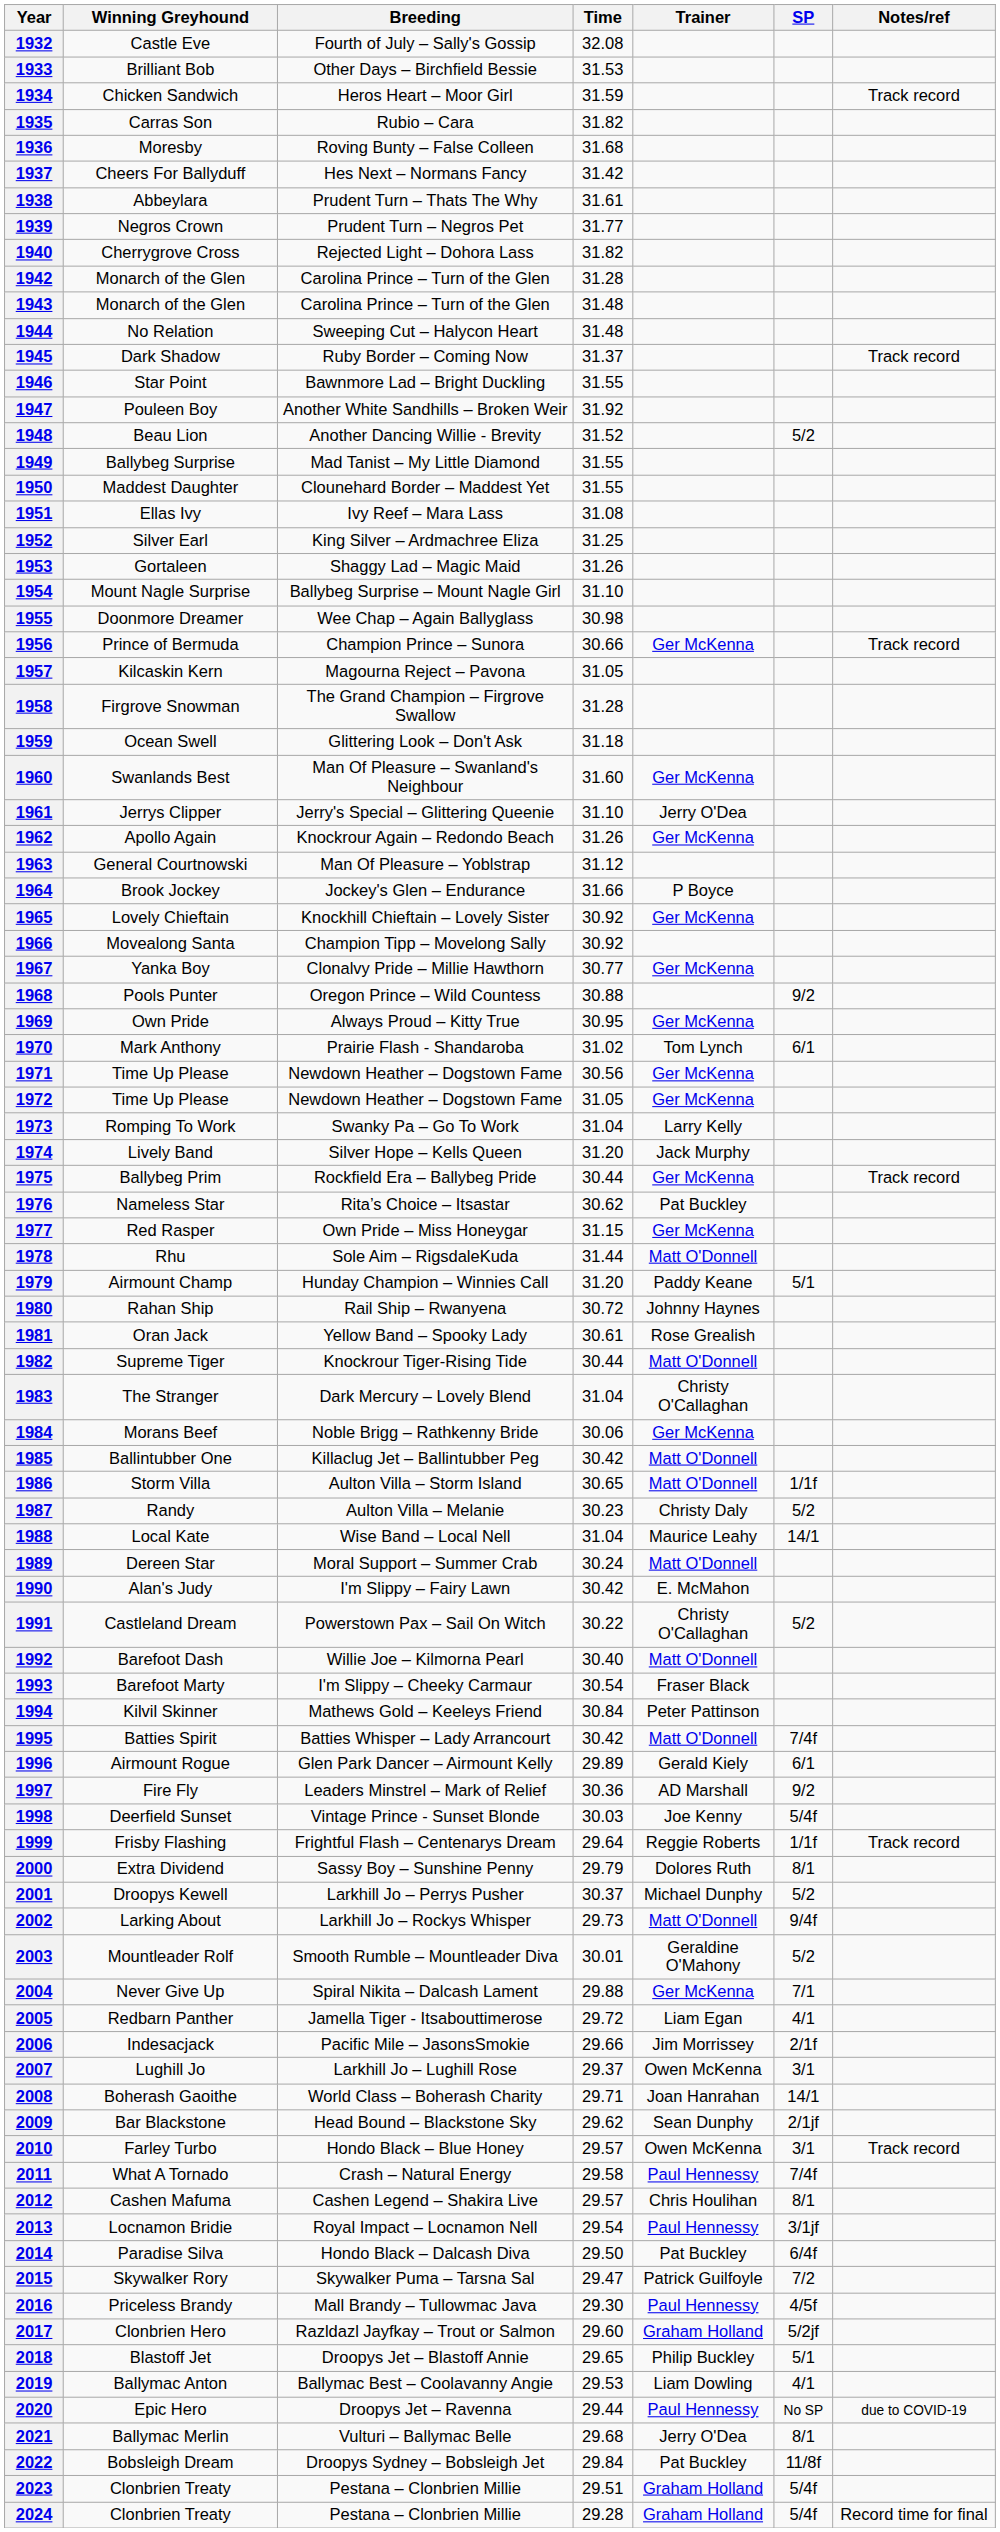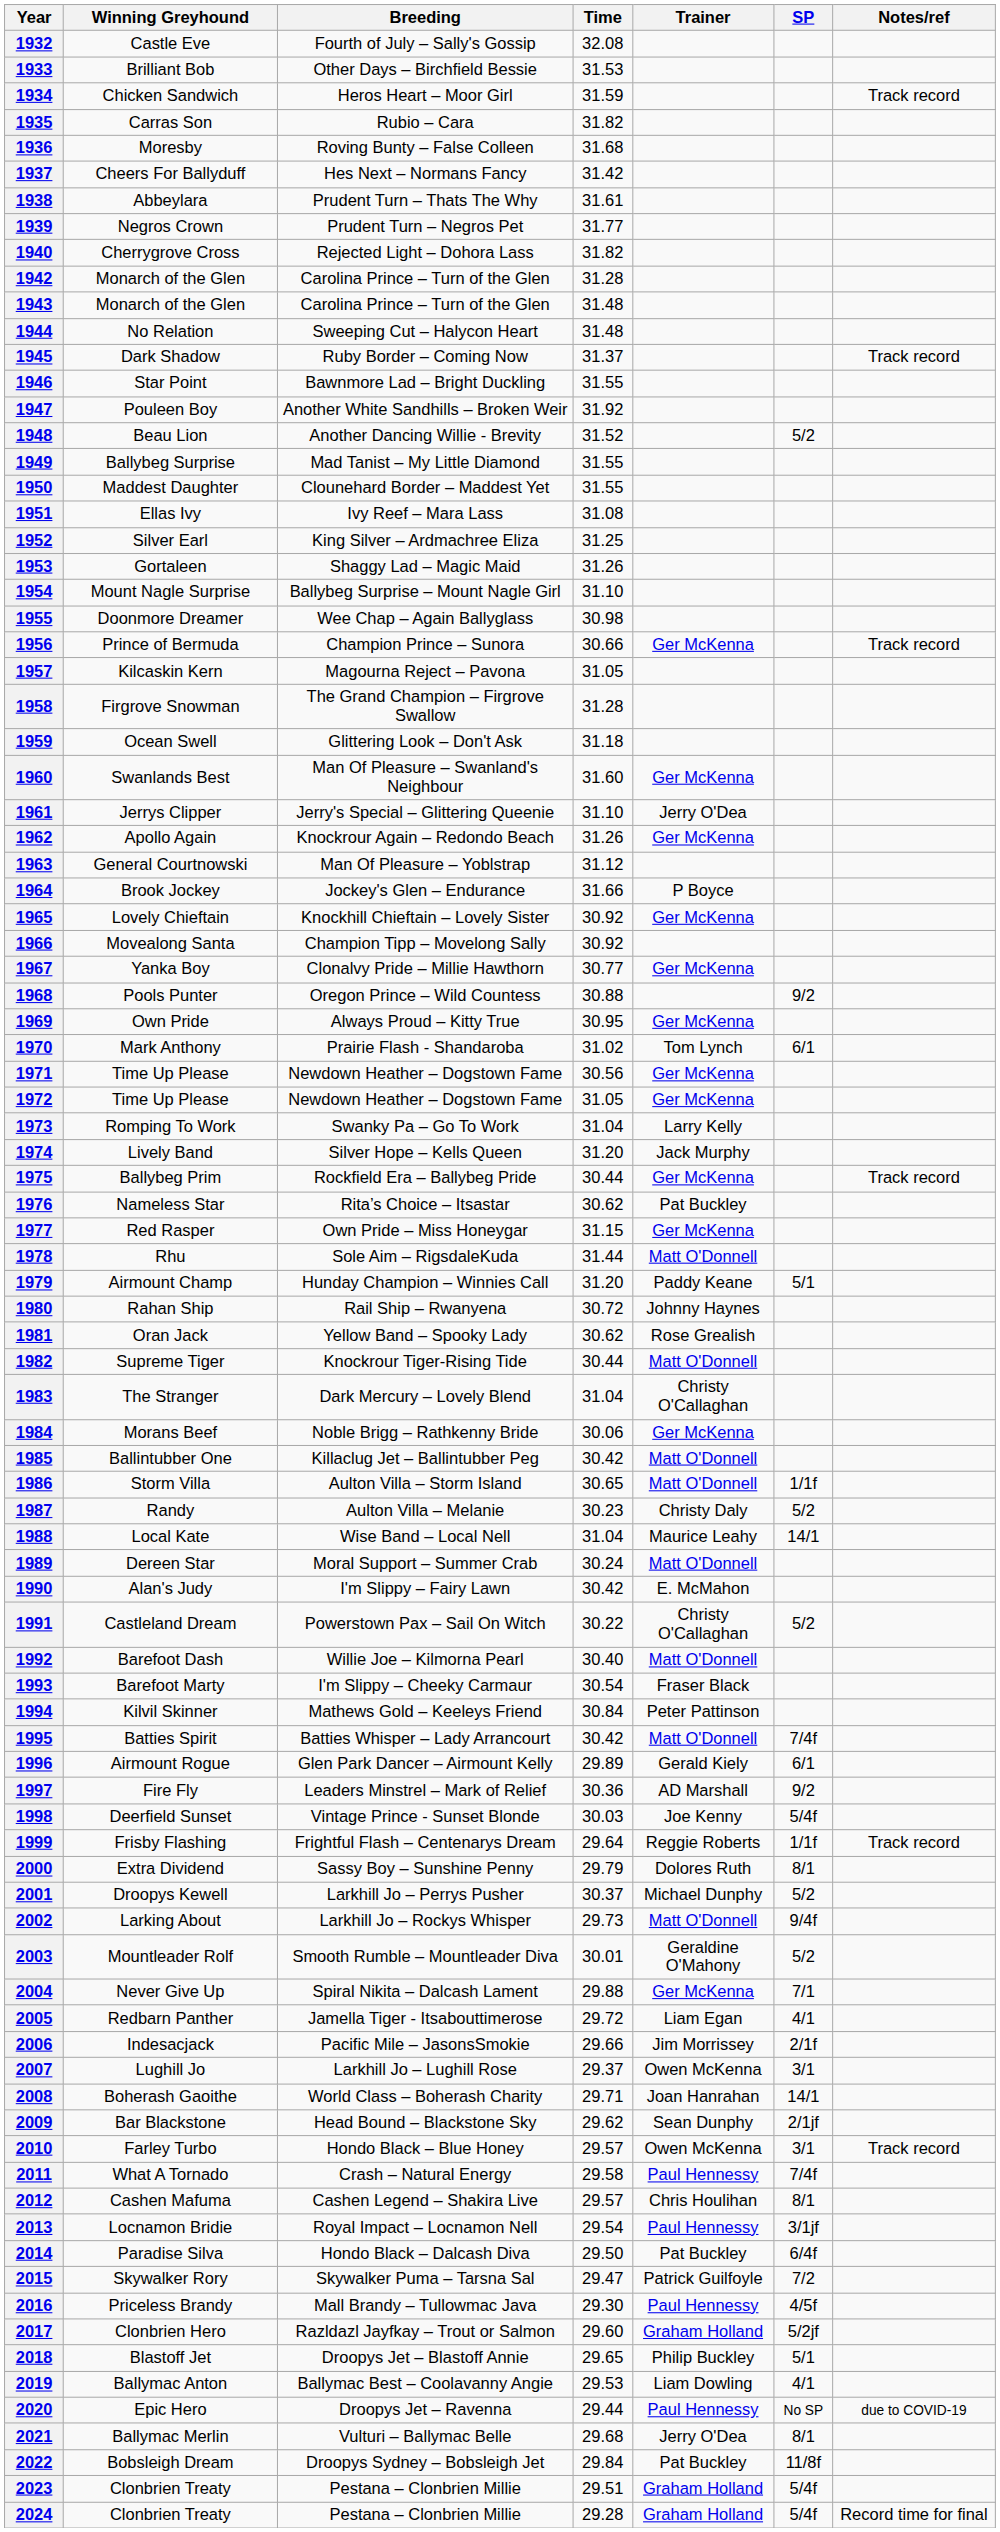(603, 1335) 30.61 -> (603, 1335) 30.62
